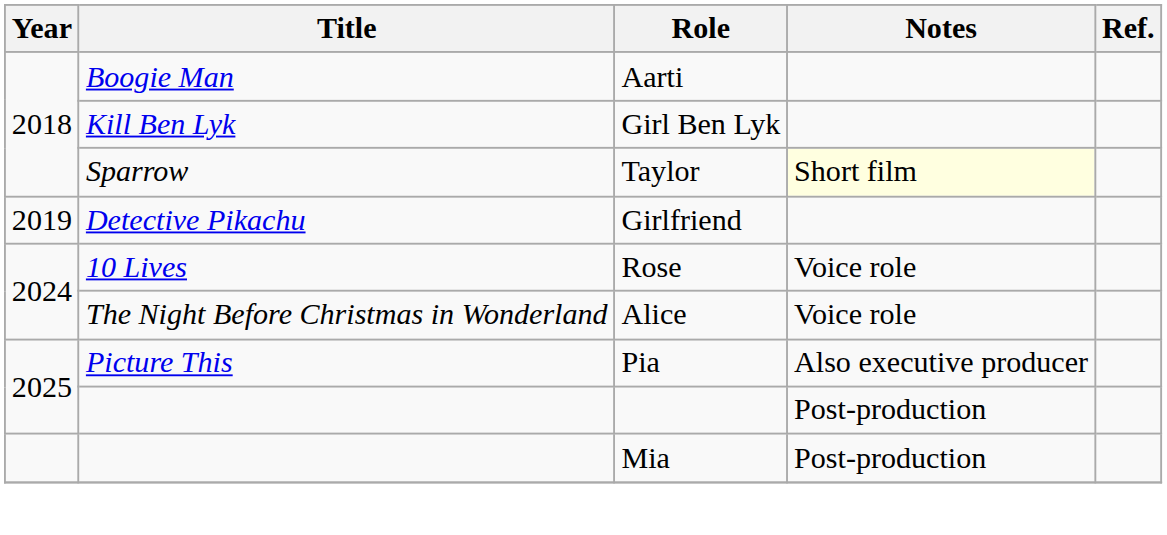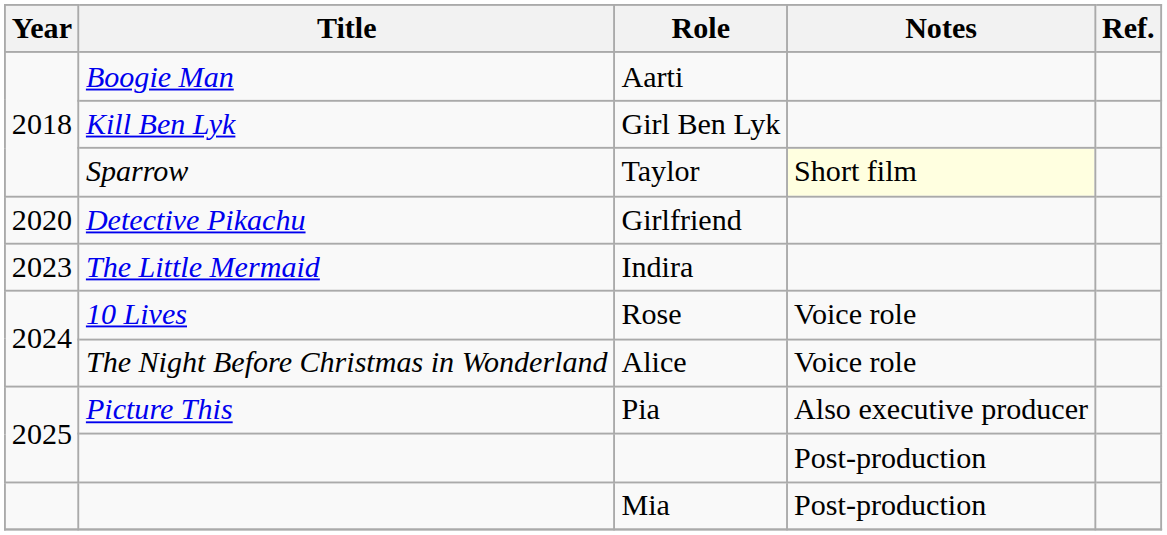(42, 219) 2019 -> (42, 219) 2020
+ row: (203, 266)
